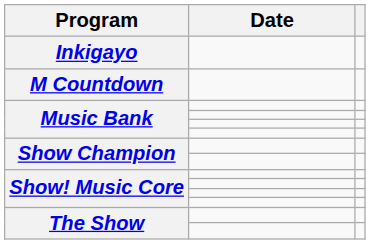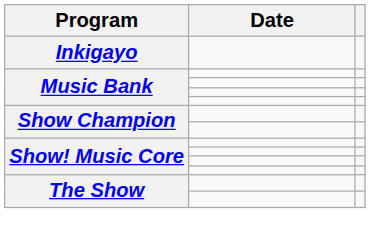- row: (97, 84)
